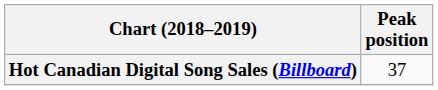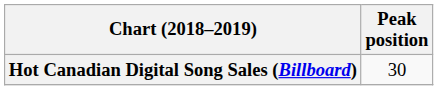(397, 69) 37 -> (397, 69) 30
